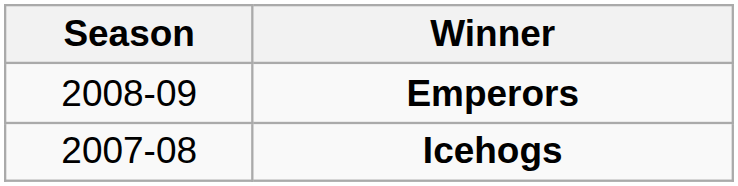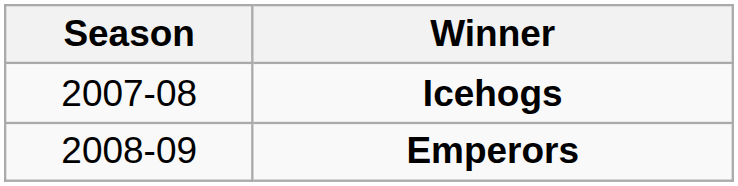rows swapped: (493, 151) <-> (493, 92)
